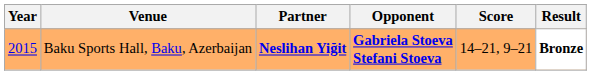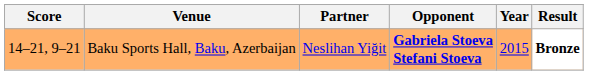columns swapped: (22, 16) <-> (496, 16)
(303, 49) bold -> (344, 49) normal
